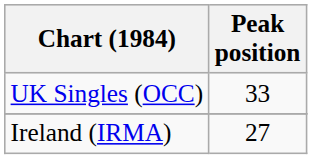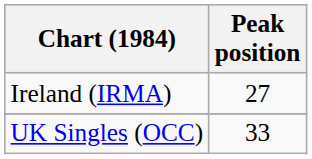rows swapped: (91, 133) <-> (107, 93)
